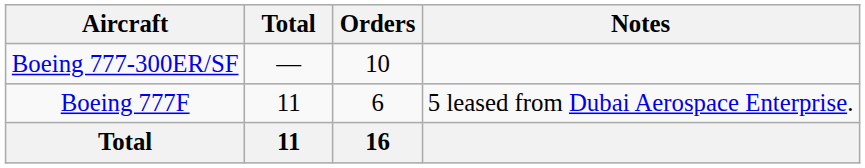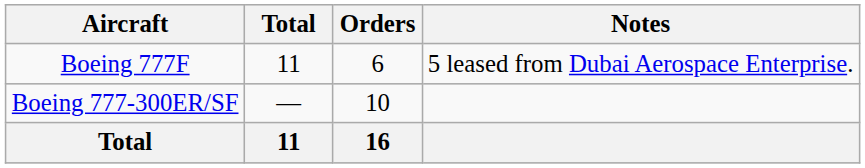rows swapped: (125, 102) <-> (125, 63)
